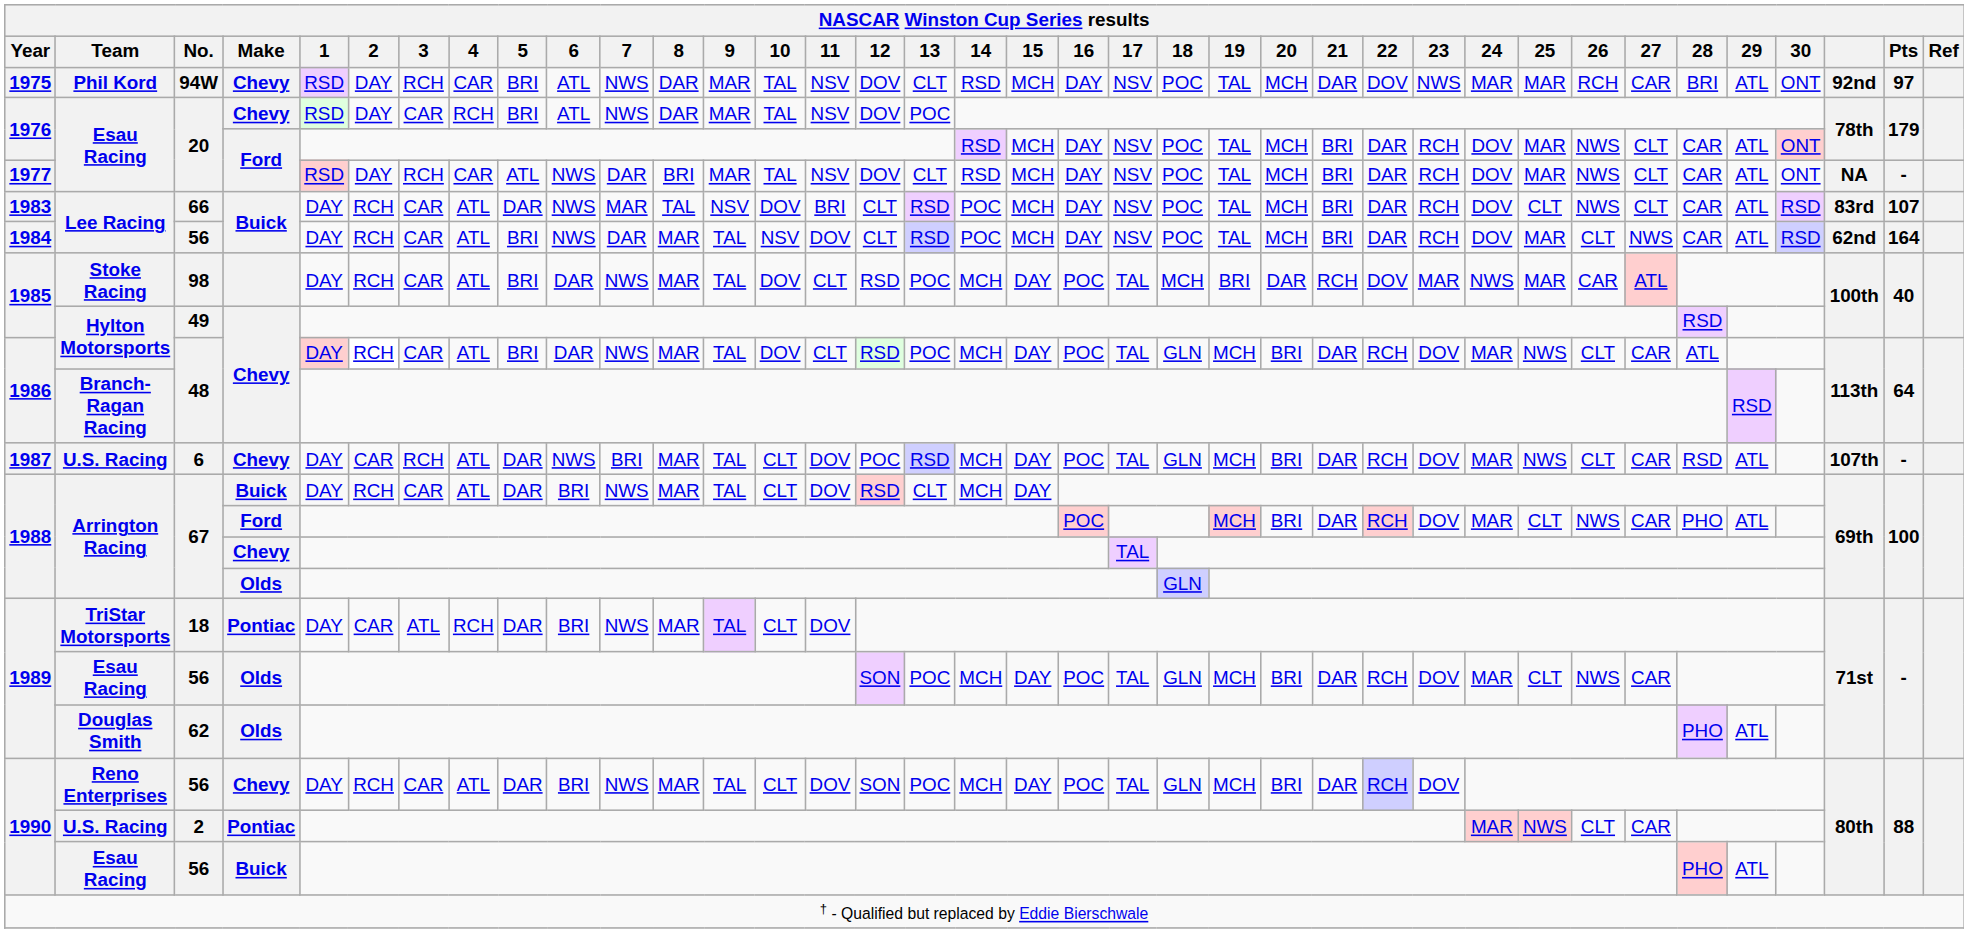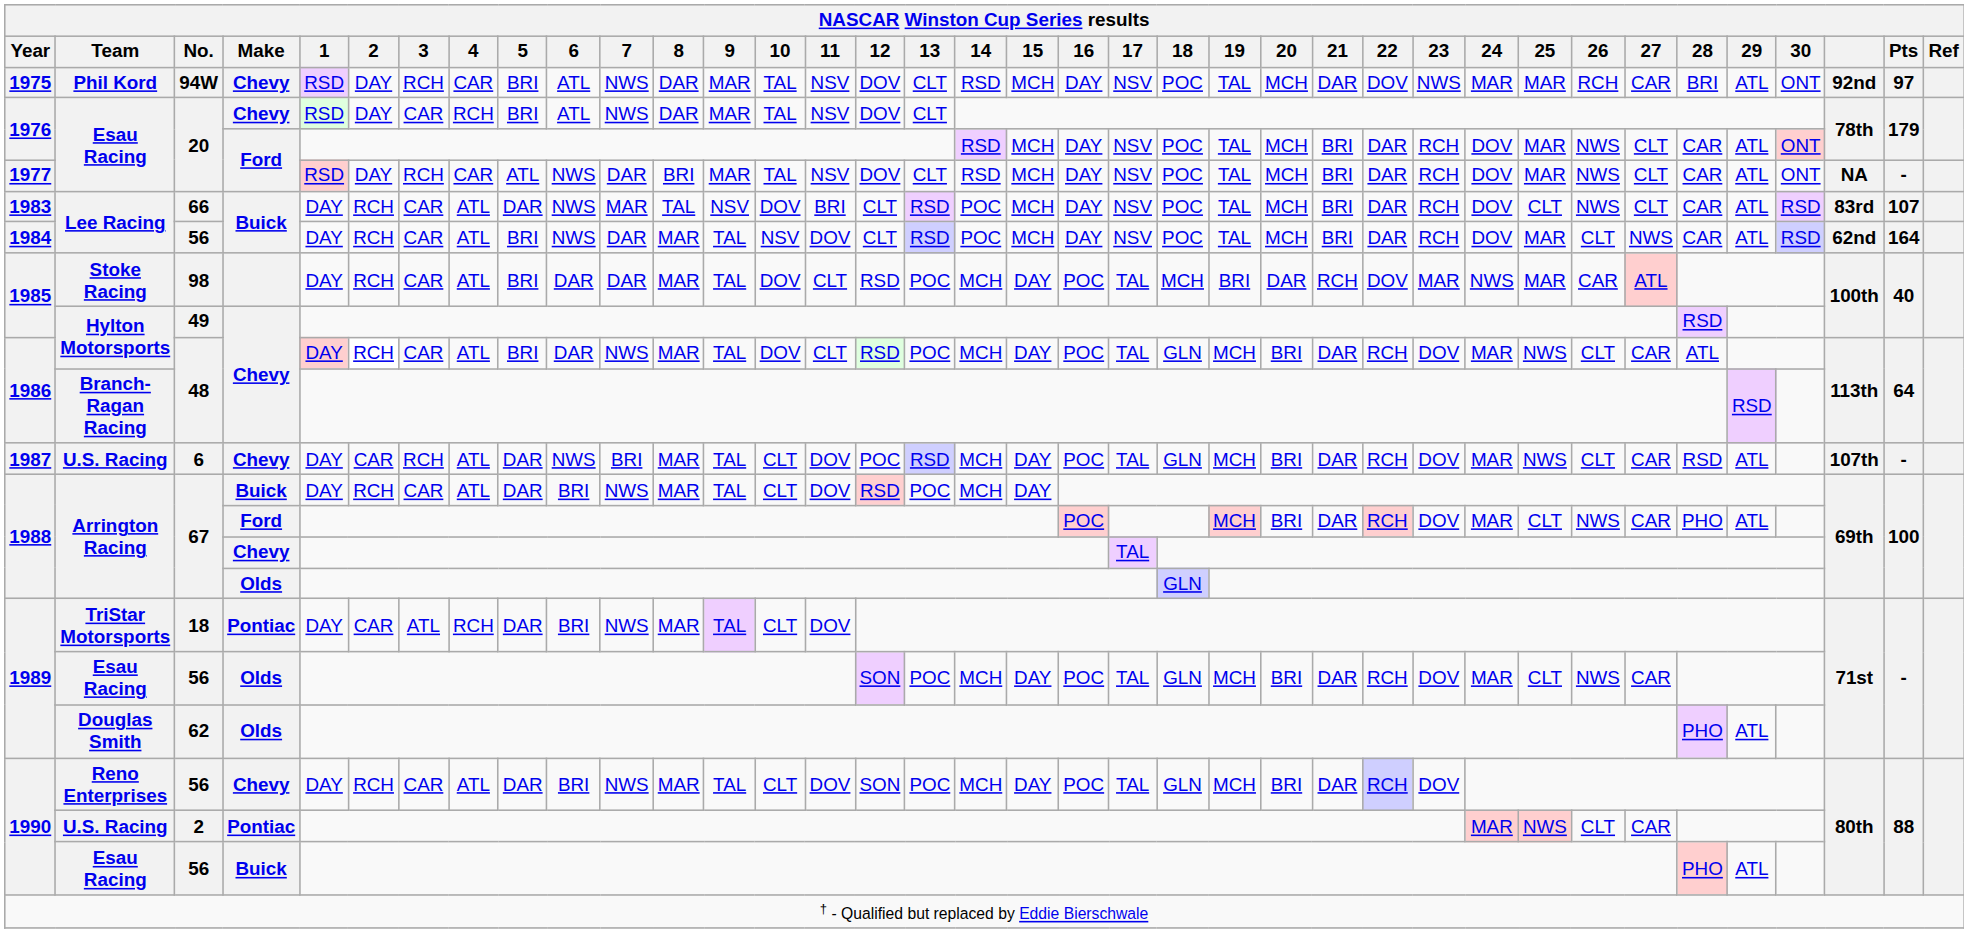(930, 113) POC -> (930, 113) CLT
(627, 280) NWS -> (627, 280) DAR
(930, 490) CLT -> (930, 490) POC
